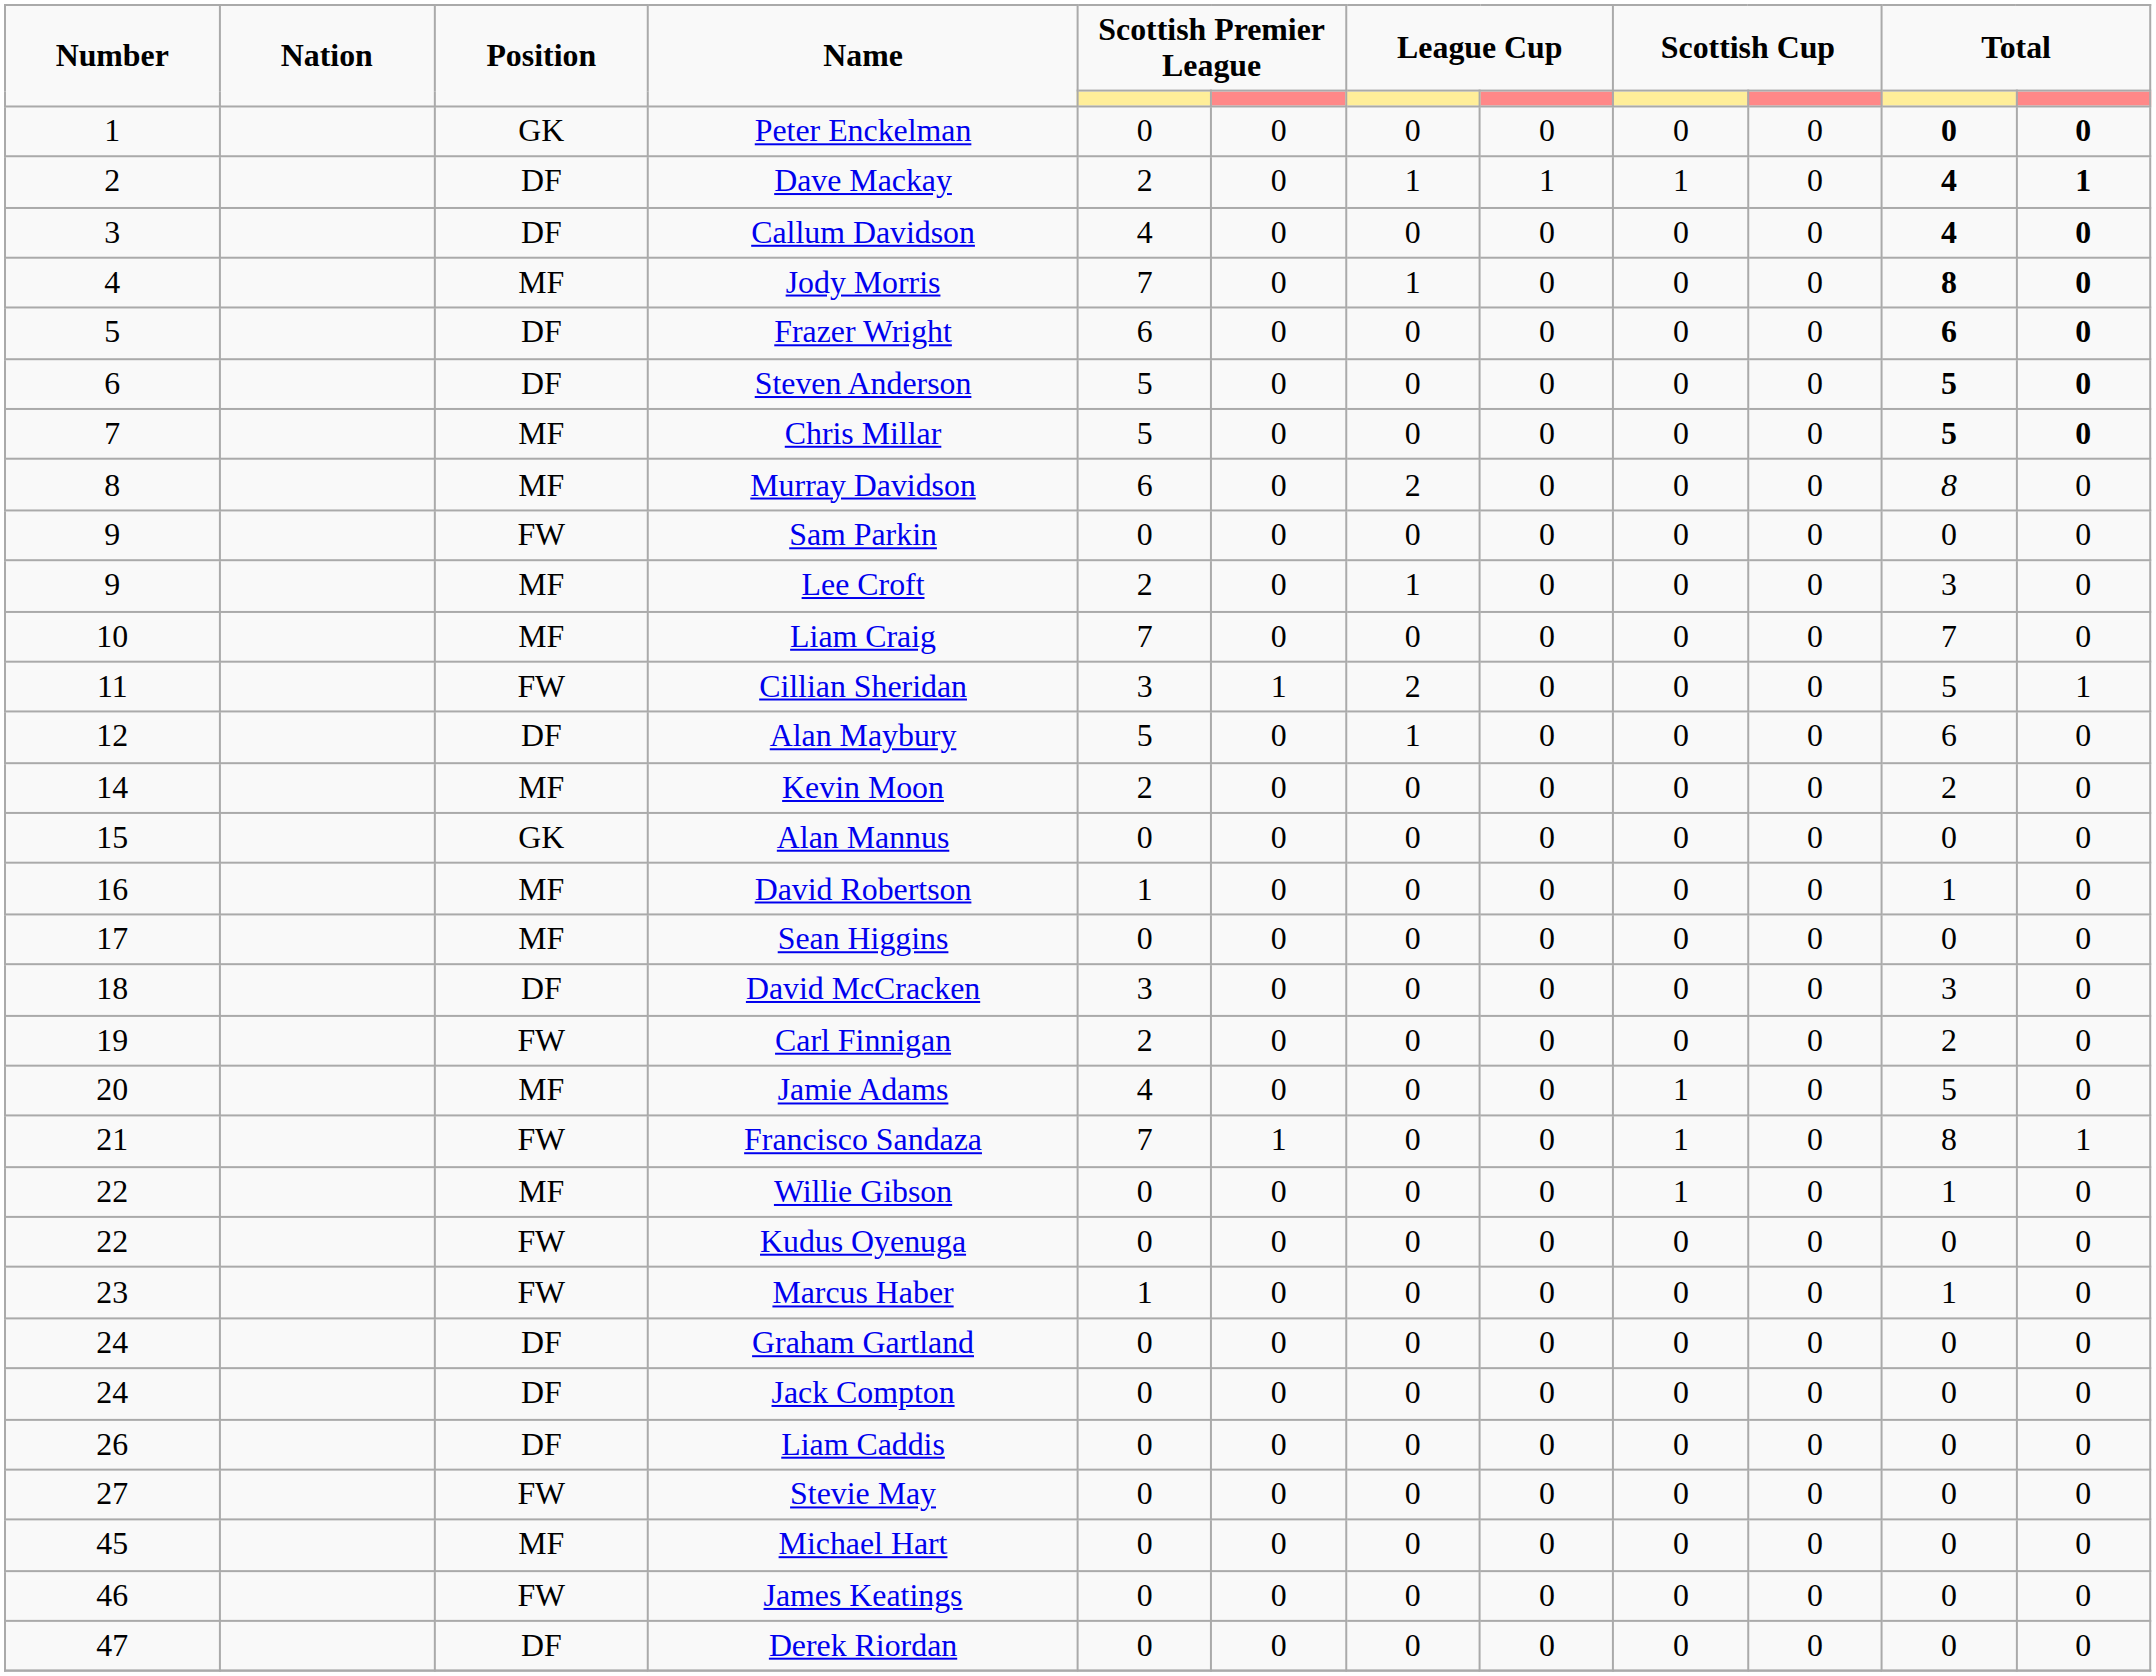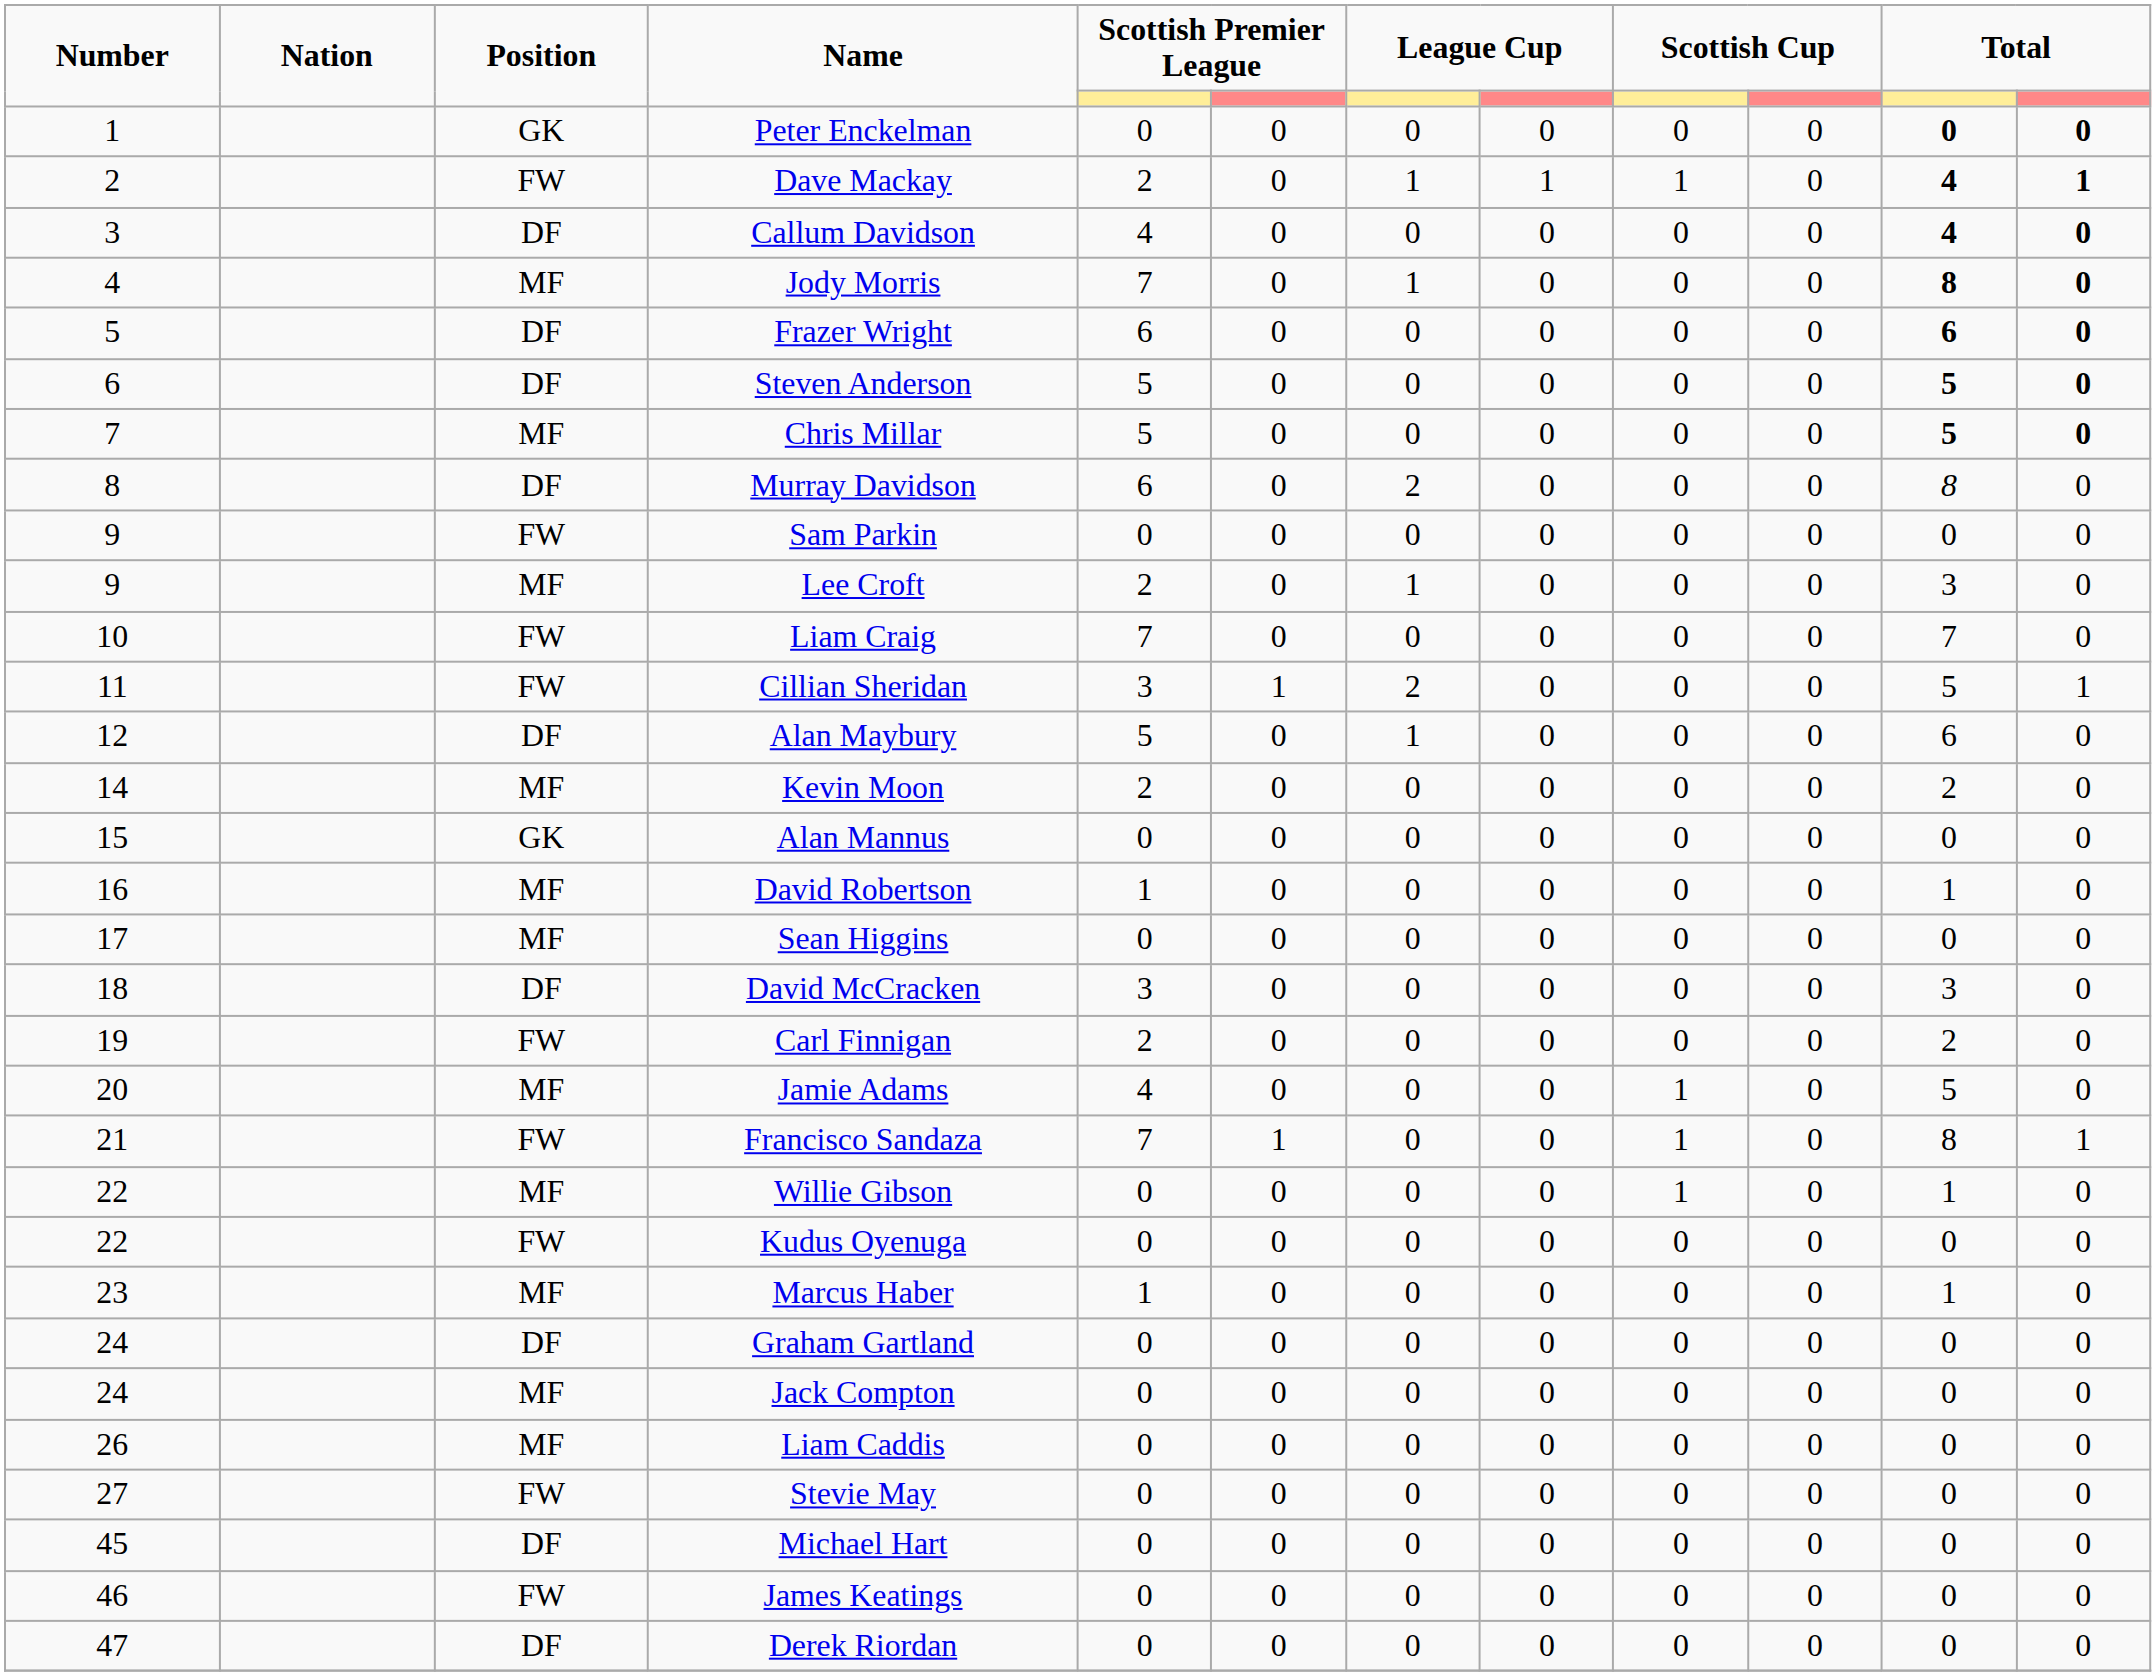(541, 181) DF -> (541, 181) FW
(541, 484) MF -> (541, 484) DF
(541, 635) MF -> (541, 635) FW
(541, 1292) FW -> (541, 1292) MF
(541, 1393) DF -> (541, 1393) MF
(541, 1443) DF -> (541, 1443) MF
(541, 1544) MF -> (541, 1544) DF
